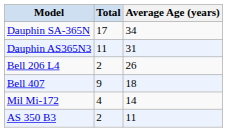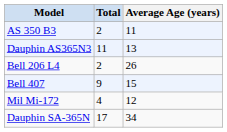rows swapped: (48, 30) <-> (31, 118)
(131, 48) 31 -> (131, 48) 13
(131, 83) 18 -> (131, 83) 15
(131, 100) 14 -> (131, 100) 12
